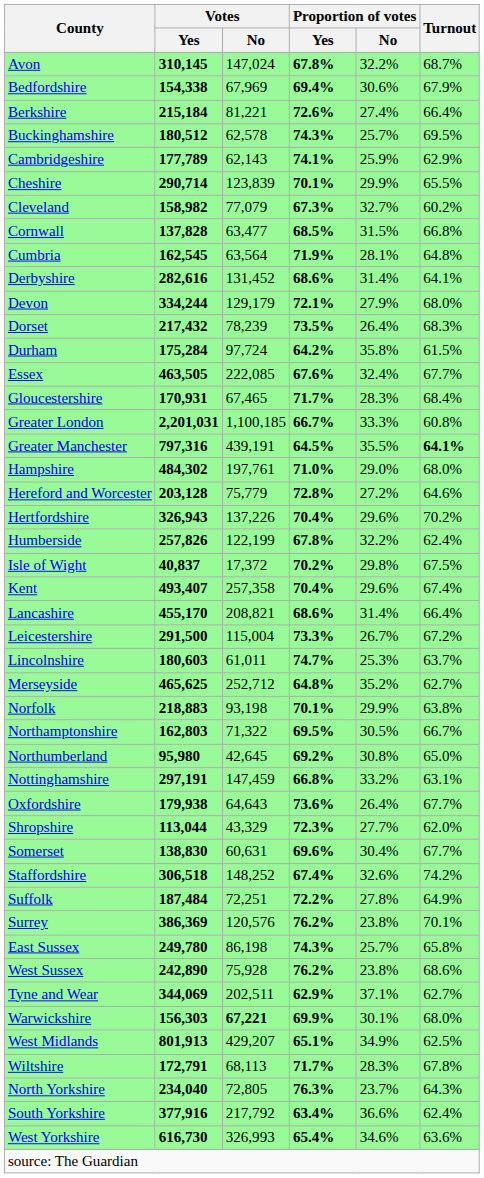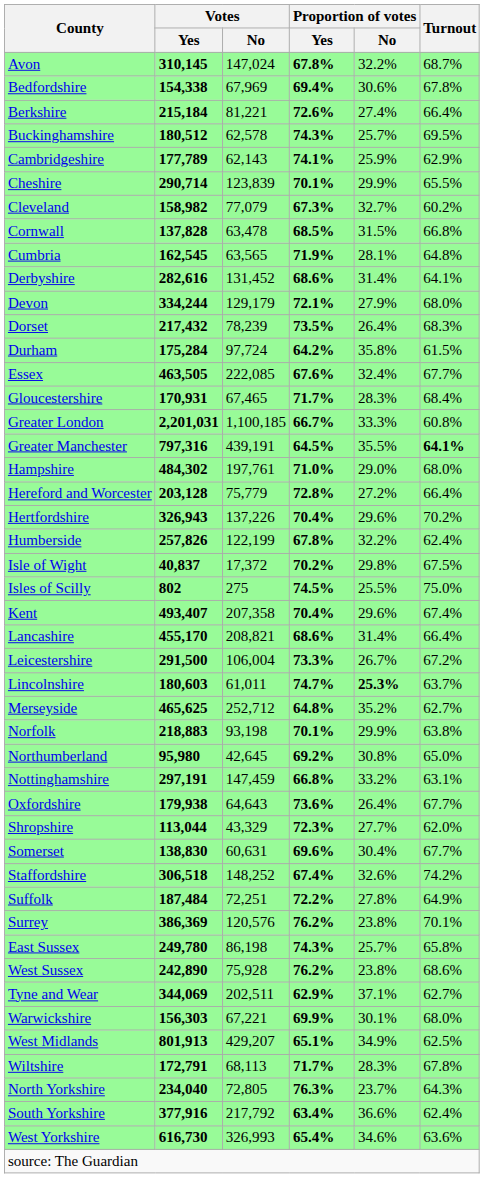(443, 87) 67.9% -> (443, 87) 67.8%
(246, 231) 63,477 -> (246, 231) 63,478
(246, 254) 63,564 -> (246, 254) 63,565
(443, 493) 64.6% -> (443, 493) 66.4%
+ row: (49, 588)
(250, 588) 257,358 -> (250, 612) 207,358
(250, 636) 115,004 -> (250, 660) 106,004
(379, 660) normal -> (379, 684) bold
- row: (63, 732)
(246, 1018) bold -> (246, 1018) normal
